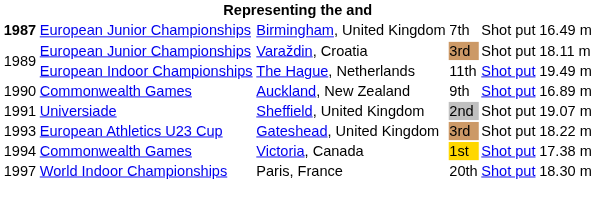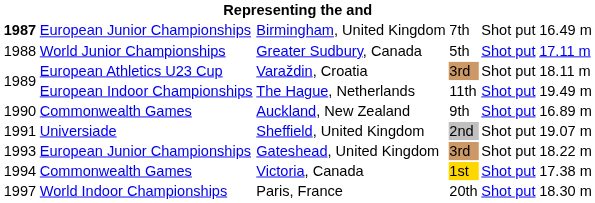+ row: (339, 51)
(145, 51) European Junior Championships -> (131, 71) European Athletics U23 Cup
(131, 131) European Athletics U23 Cup -> (145, 151) European Junior Championships
